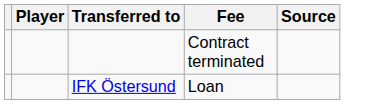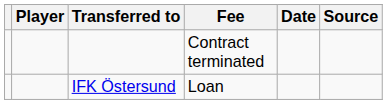+ column: (299, 17)
